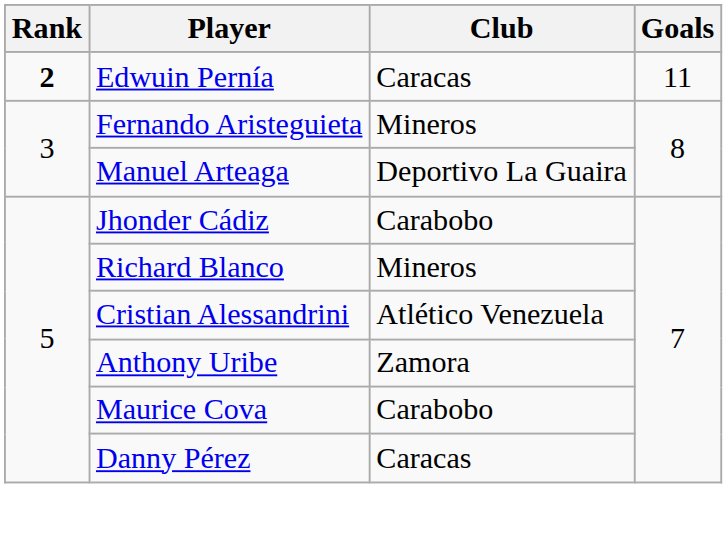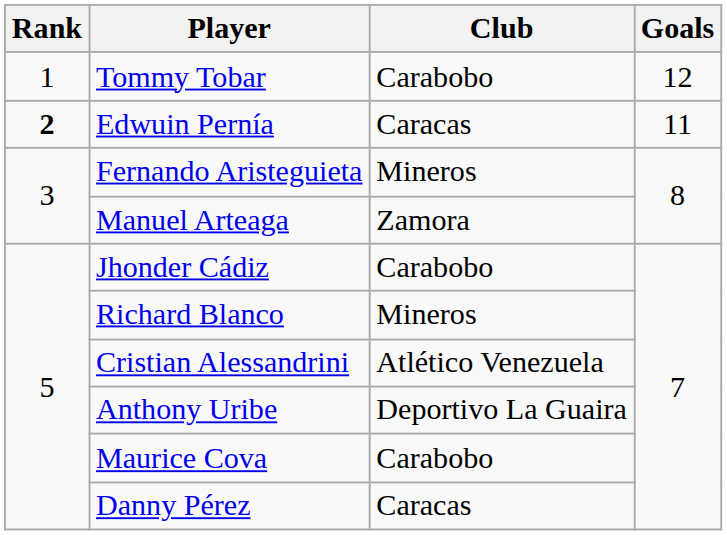+ row: (181, 76)
(502, 171) Deportivo La Guaira -> (423, 219) Zamora
(423, 362) Zamora -> (502, 409) Deportivo La Guaira
